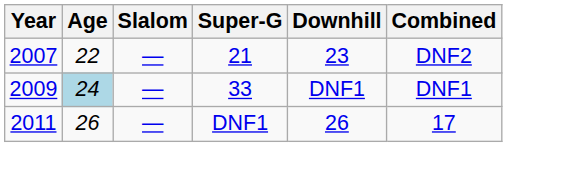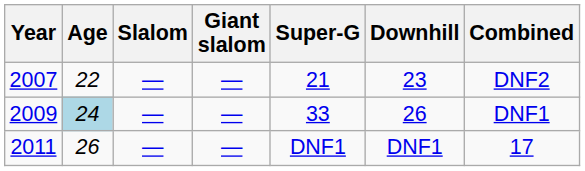+ column: (232, 33)
(337, 89) DNF1 -> (415, 113) 26
(337, 123) 26 -> (415, 147) DNF1
